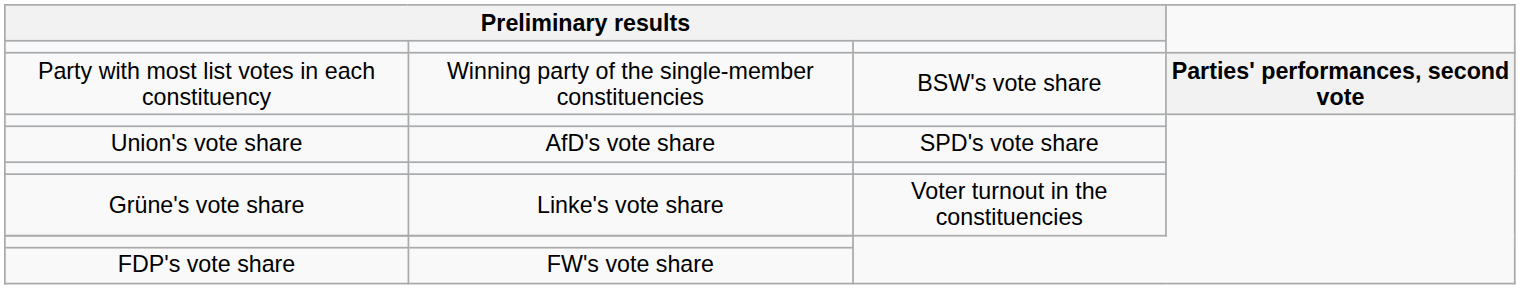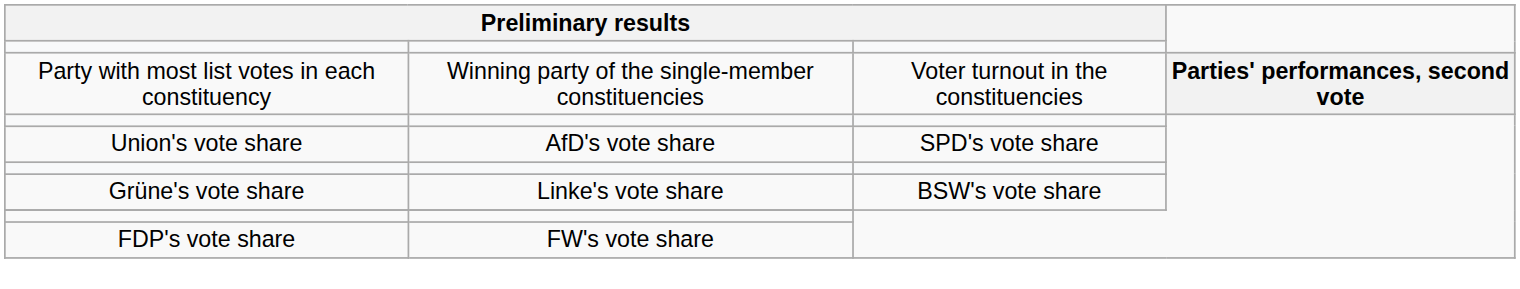(1009, 84) BSW's vote share -> (1009, 84) Voter turnout in the constituencies
(1009, 205) Voter turnout in the constituencies -> (1009, 192) BSW's vote share
